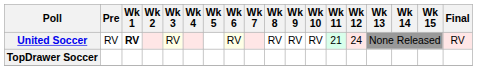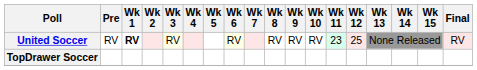(336, 40) 21 -> (336, 40) 23
(356, 40) 24 -> (356, 40) 25
